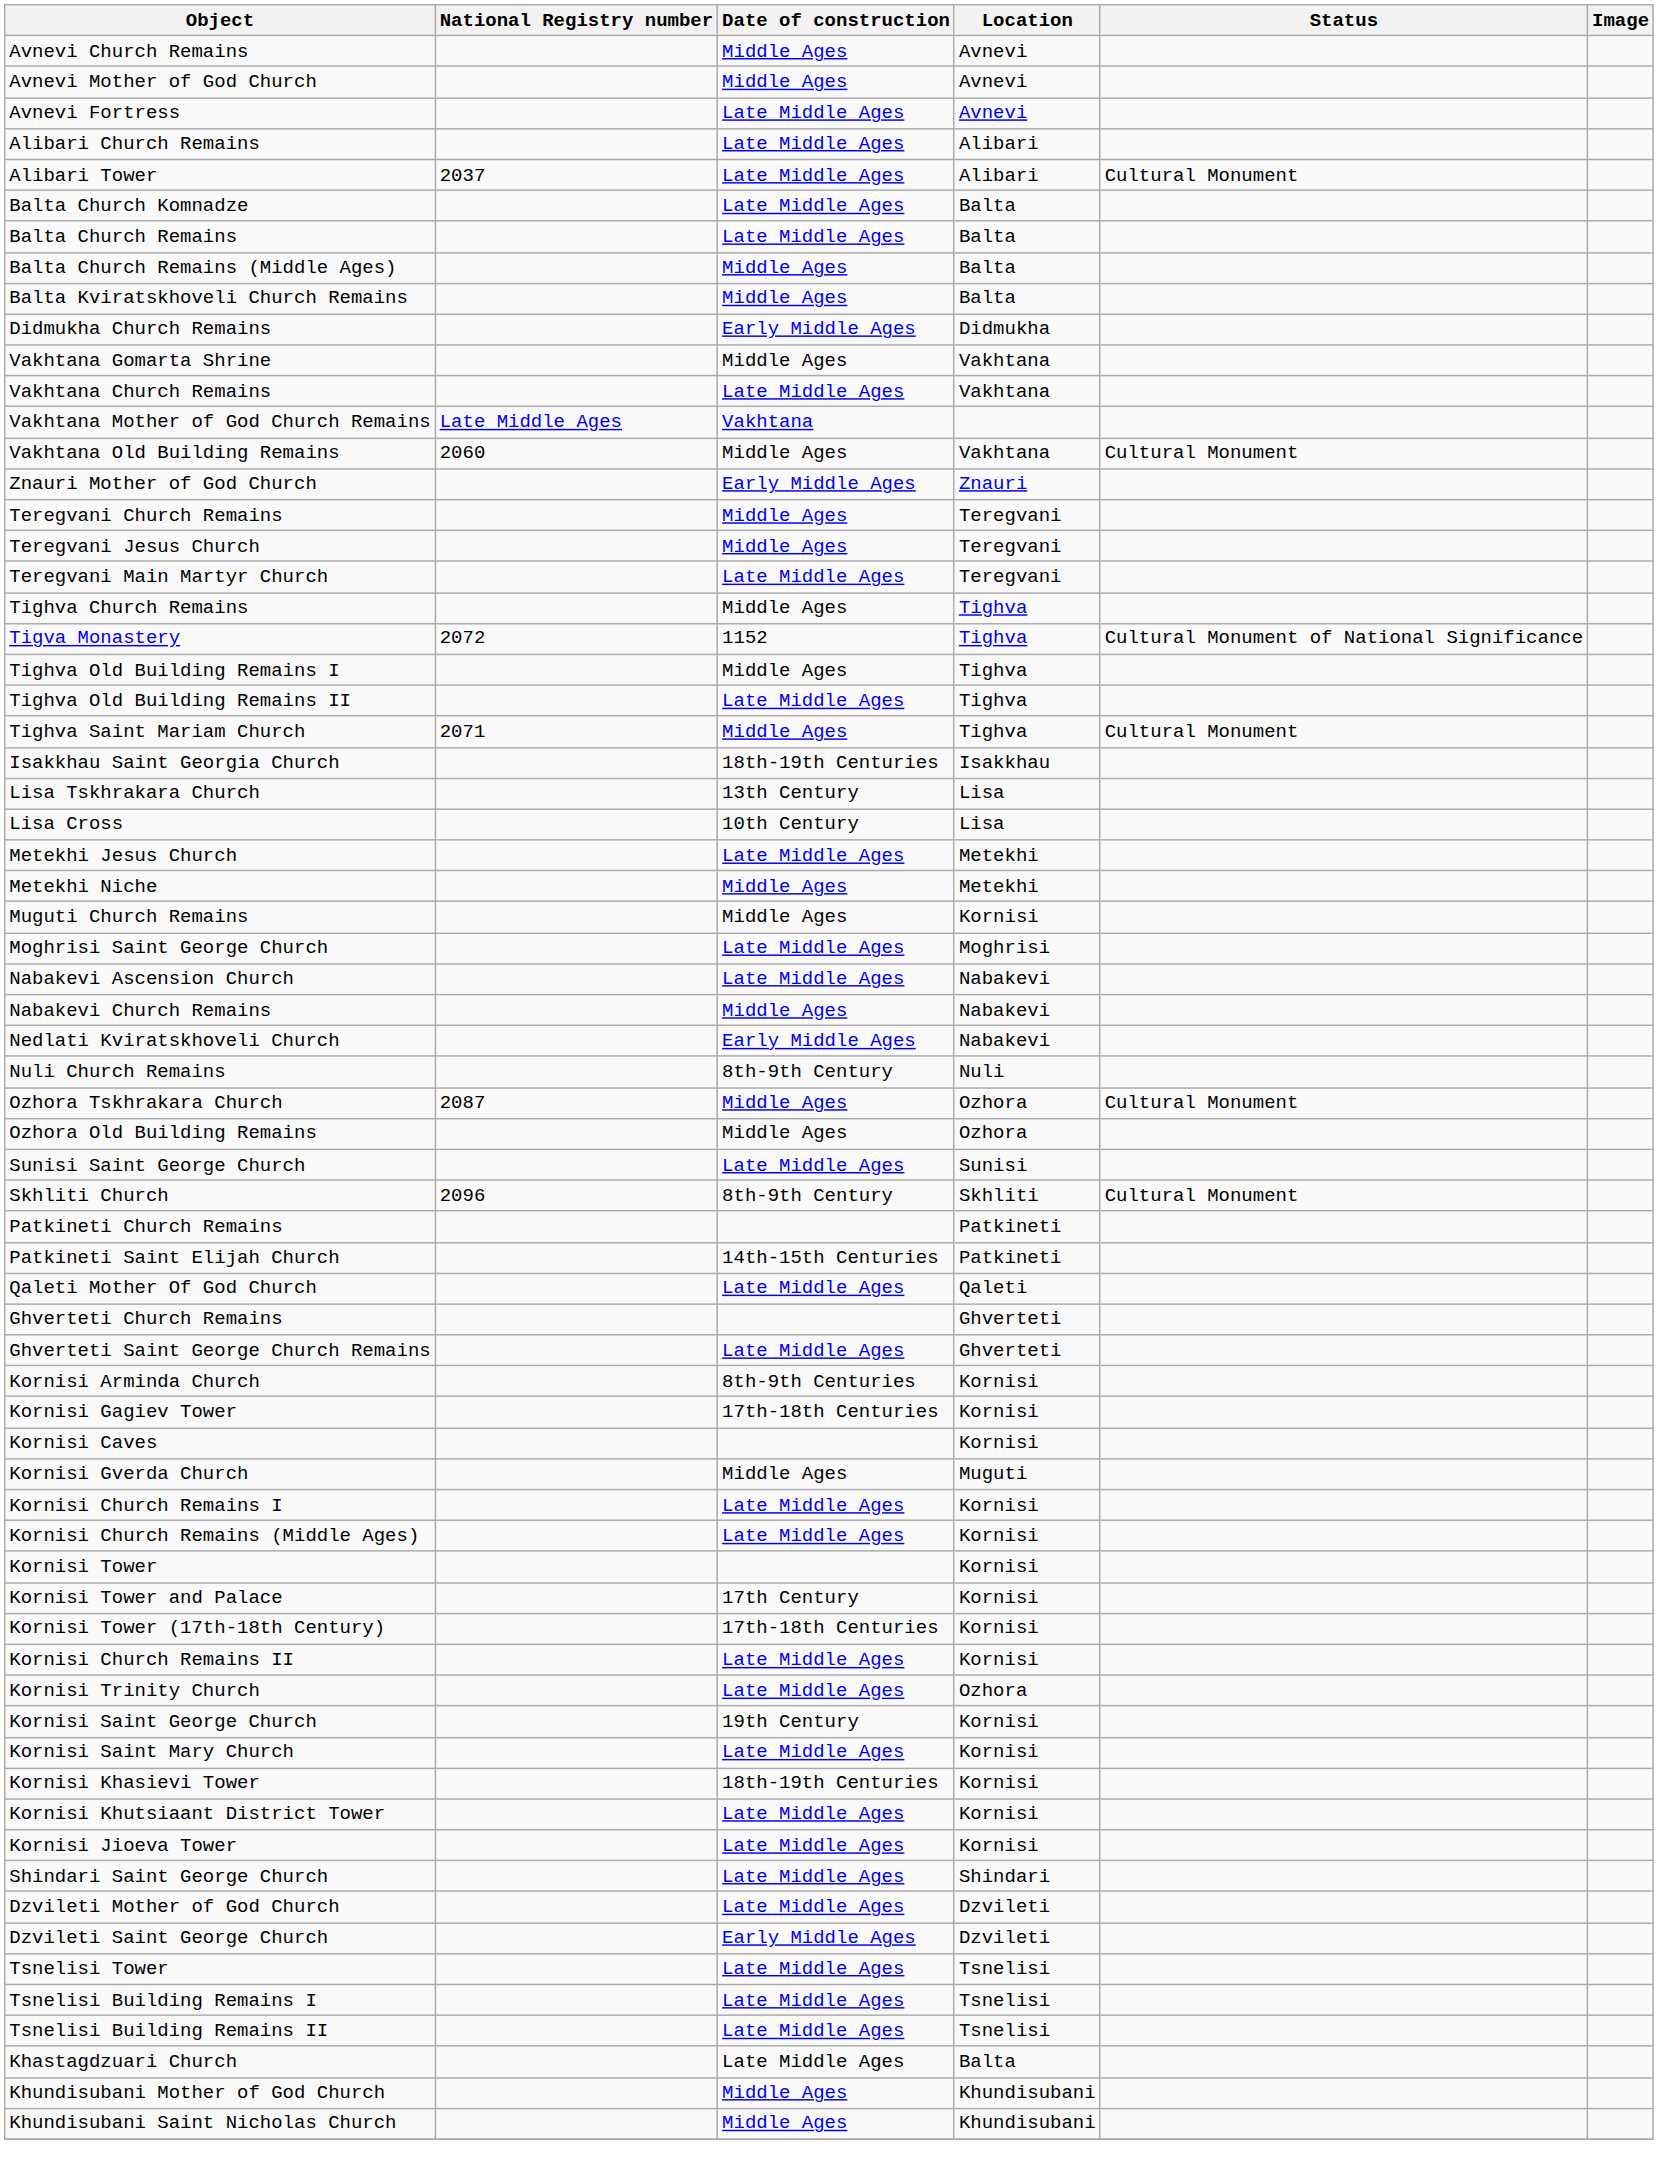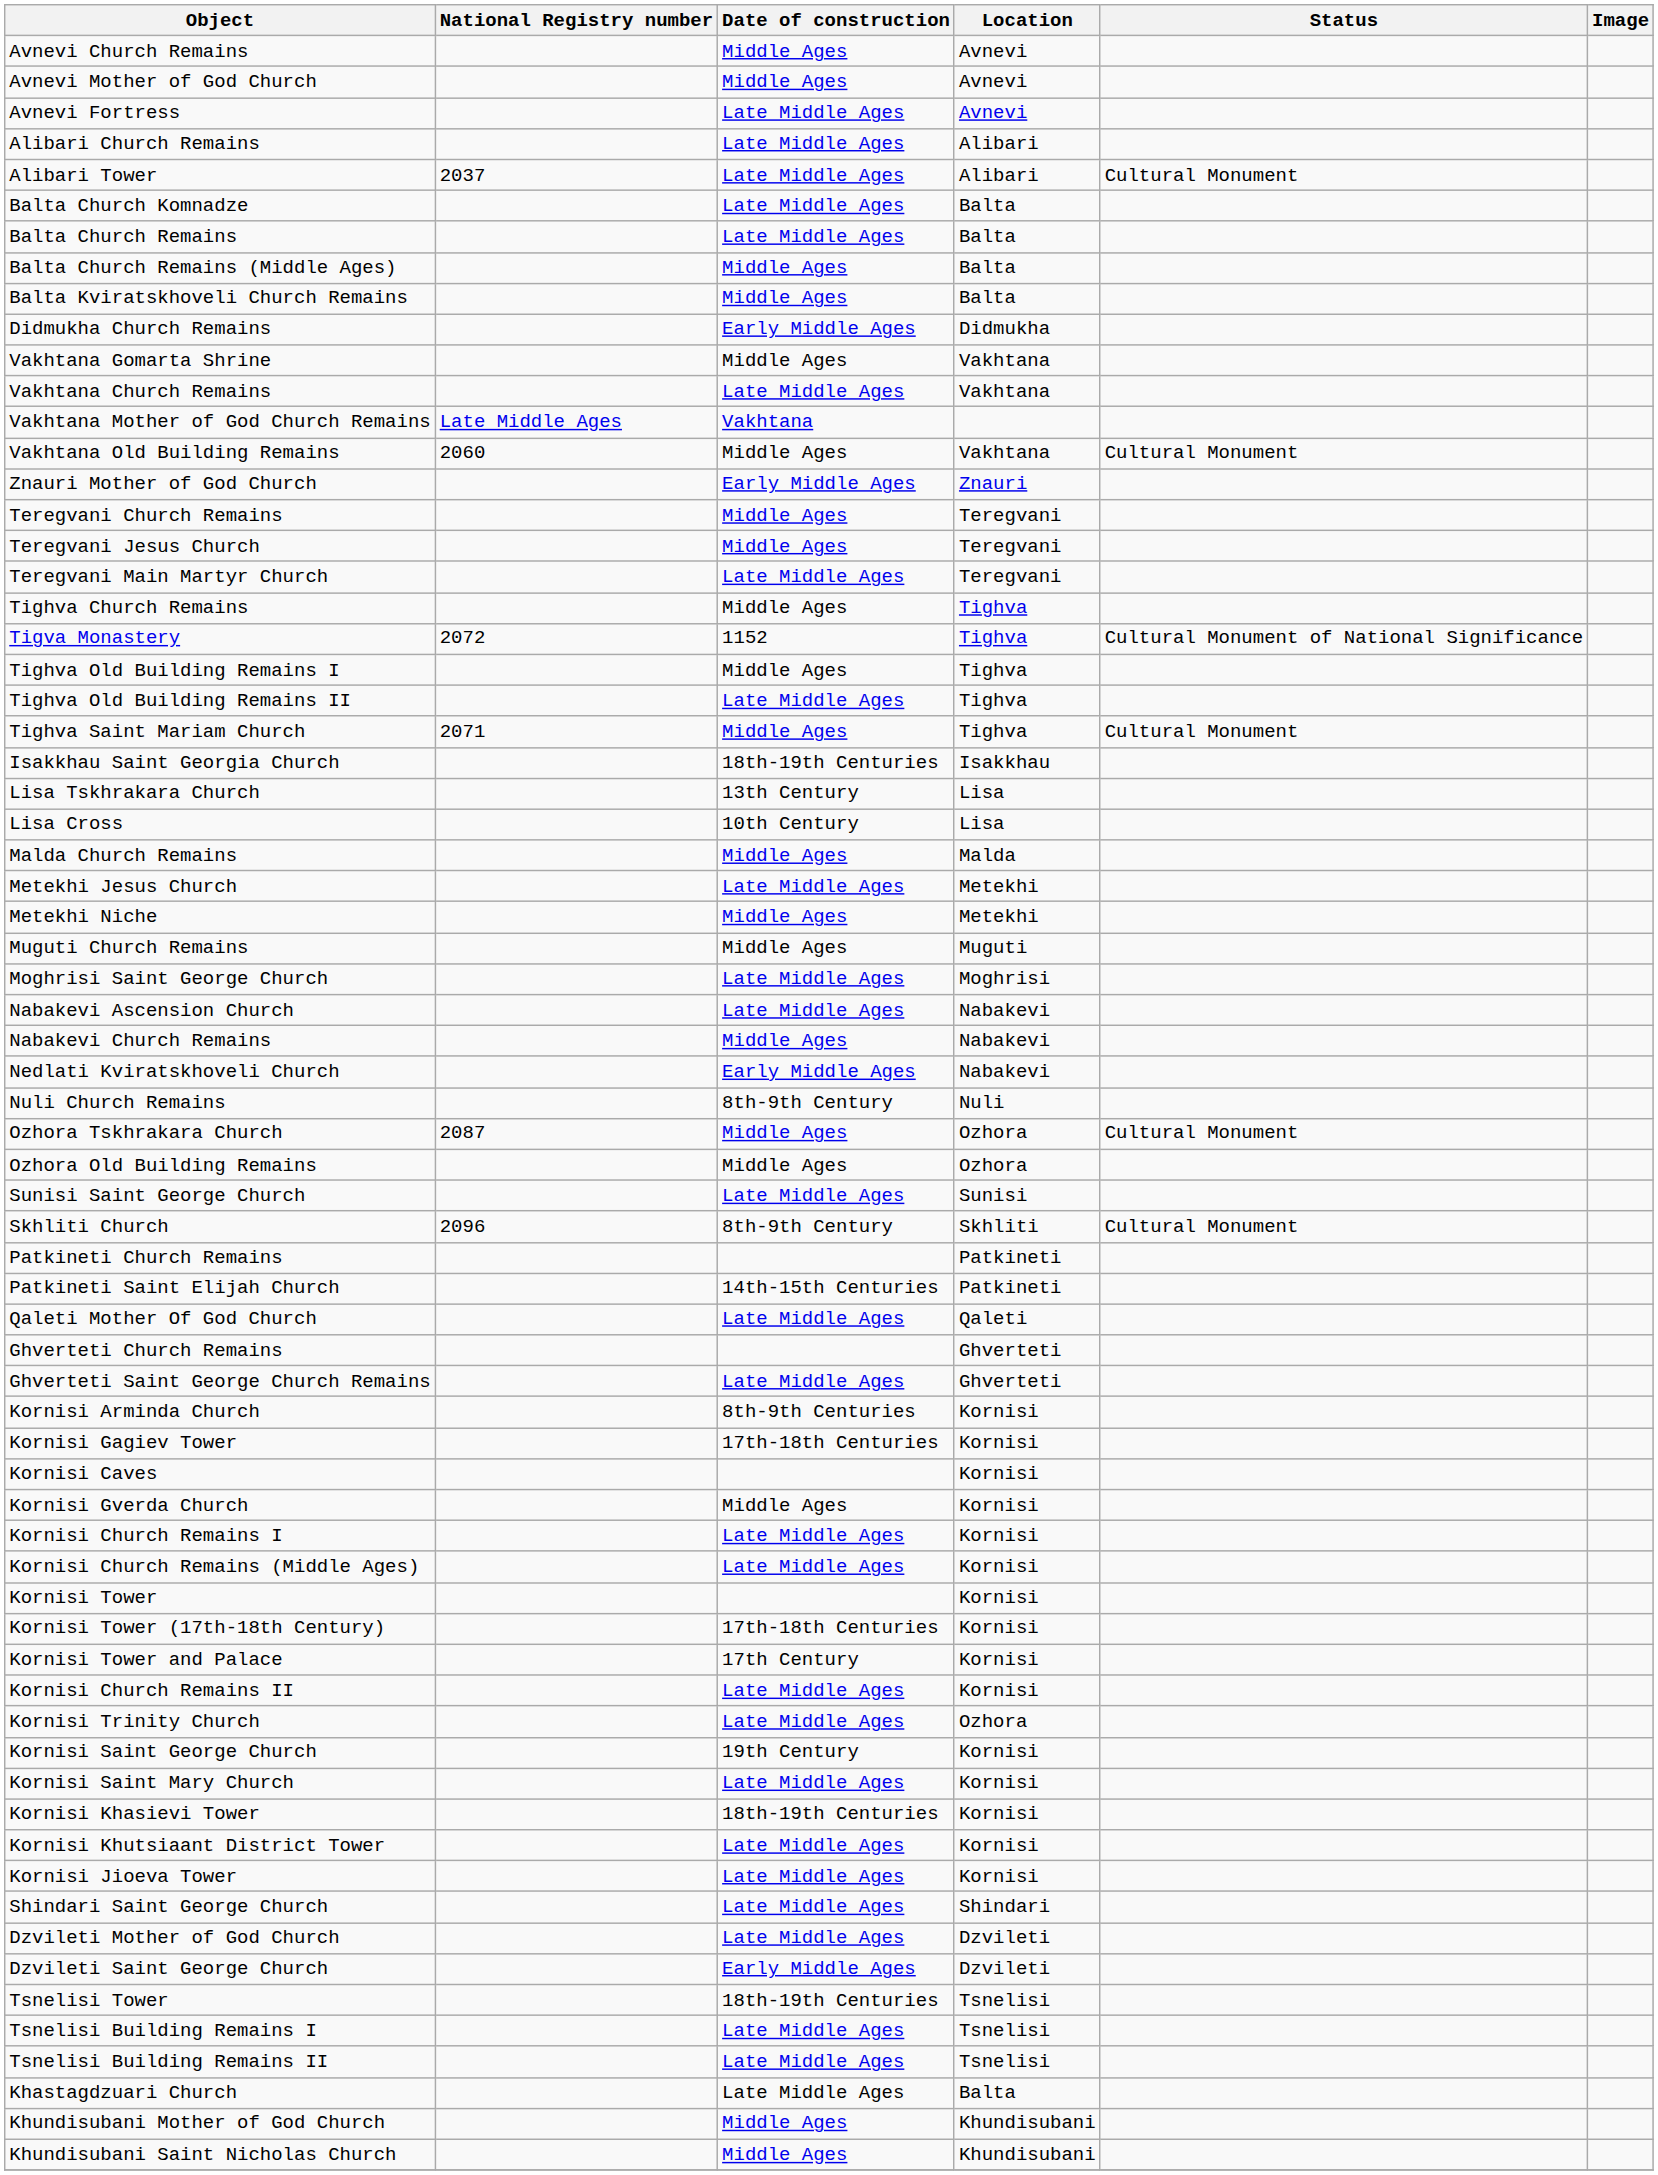+ row: (123, 855)
(999, 917) Kornisi -> (993, 948) Muguti
(993, 1474) Muguti -> (999, 1505) Kornisi
rows swapped: (197, 1629) <-> (146, 1598)
(813, 1969) Late Middle Ages -> (830, 2000) 18th-19th Centuries
